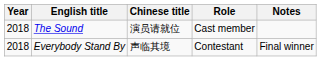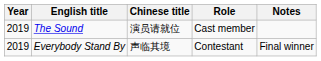(18, 29) 2018 -> (18, 29) 2019
(18, 47) 2018 -> (18, 47) 2019
